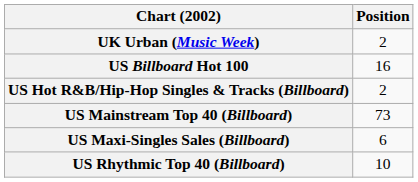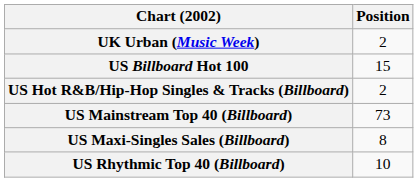(383, 66) 16 -> (383, 66) 15
(383, 139) 6 -> (383, 139) 8
